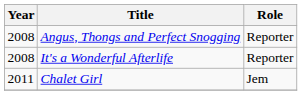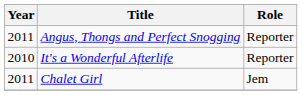(21, 36) 2008 -> (21, 36) 2011
(21, 57) 2008 -> (21, 57) 2010
